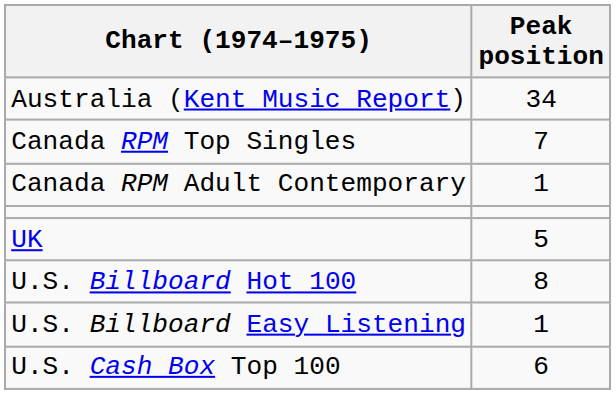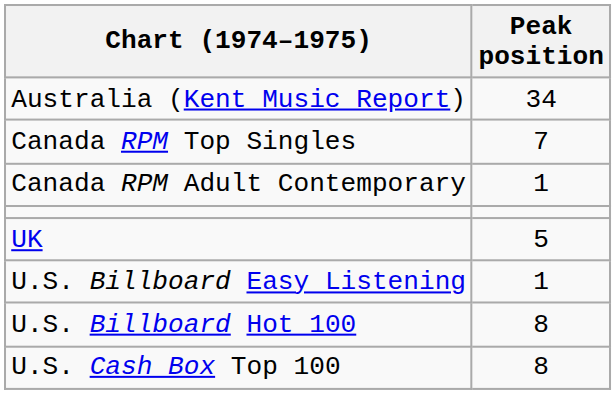rows swapped: (184, 282) <-> (239, 324)
(541, 367) 6 -> (541, 367) 8
